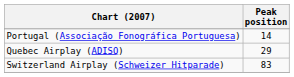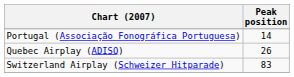(266, 51) 29 -> (266, 51) 26
